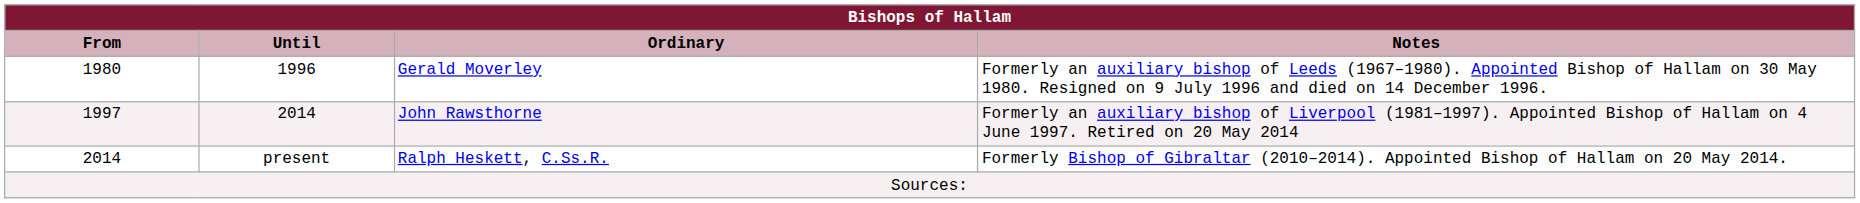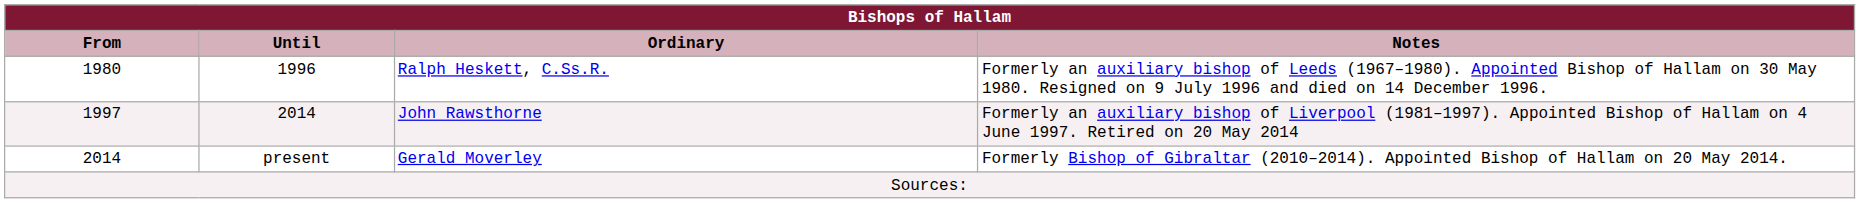(470, 70) Gerald Moverley -> (503, 70) Ralph Heskett, C.Ss.R.
(503, 159) Ralph Heskett, C.Ss.R. -> (470, 159) Gerald Moverley
